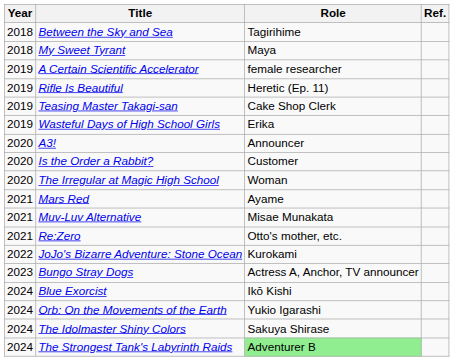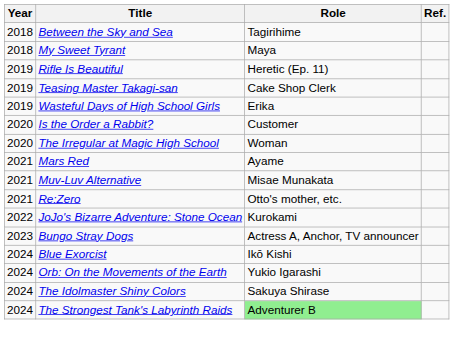- row: (118, 69)
- row: (47, 143)
